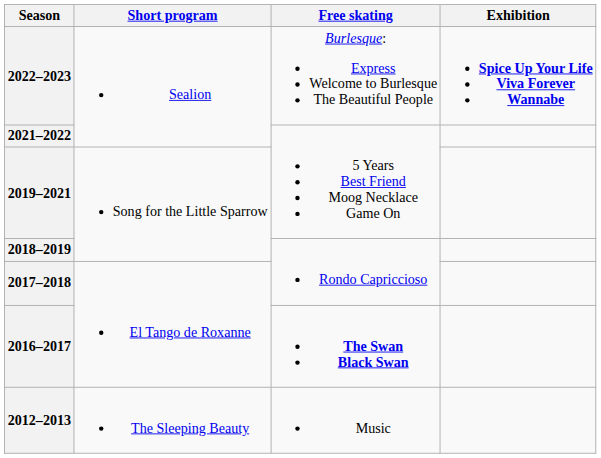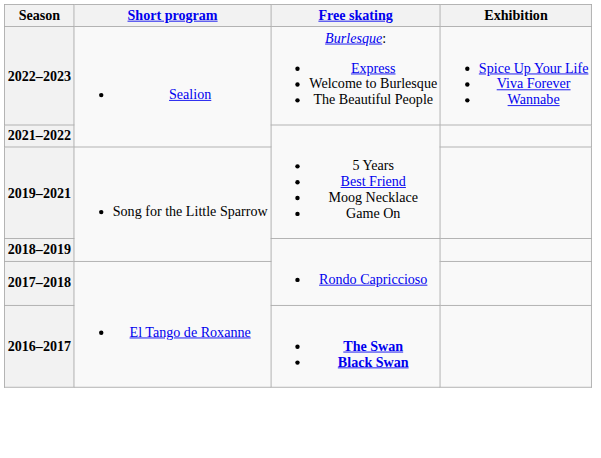(518, 84) bold -> (516, 84) normal
- row: (39, 420)
